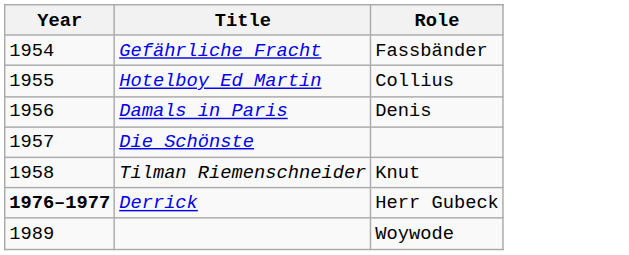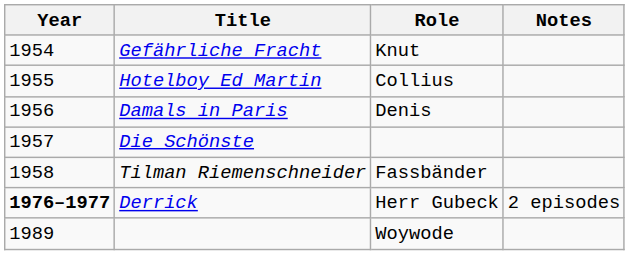+ column: (564, 20)
(431, 50) Fassbänder -> (398, 50) Knut
(398, 173) Knut -> (431, 173) Fassbänder
